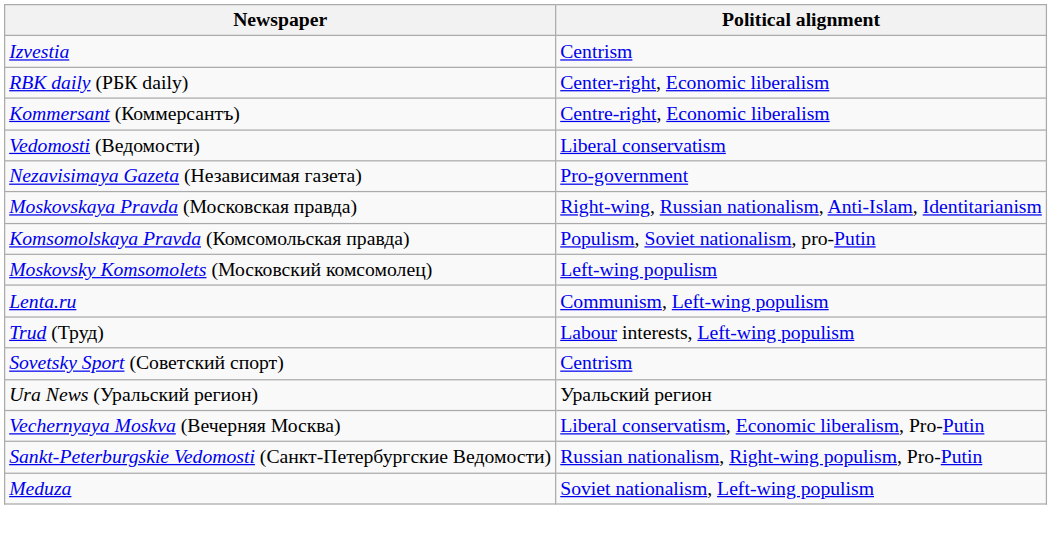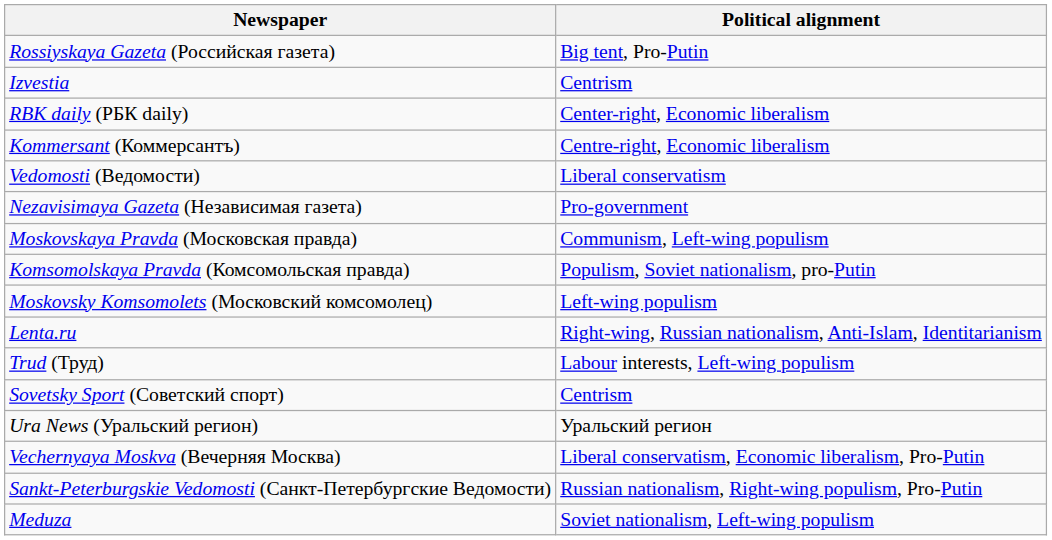+ row: (172, 51)
(801, 207) Right-wing, Russian nationalism, Anti-Islam, Identitarianism -> (694, 238) Communism, Left-wing populism
(694, 301) Communism, Left-wing populism -> (801, 332) Right-wing, Russian nationalism, Anti-Islam, Identitarianism
